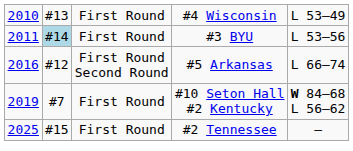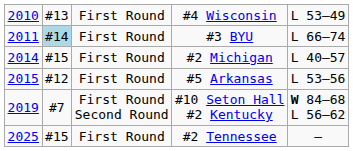(318, 36) L 53–56 -> (318, 36) L 66–74
+ row: (230, 57)
(23, 65) 2016 -> (23, 79) 2015
(122, 65) First Round Second Round -> (122, 79) First Round
(318, 65) L 66–74 -> (318, 79) L 53–56
(122, 101) First Round -> (122, 107) First Round Second Round
